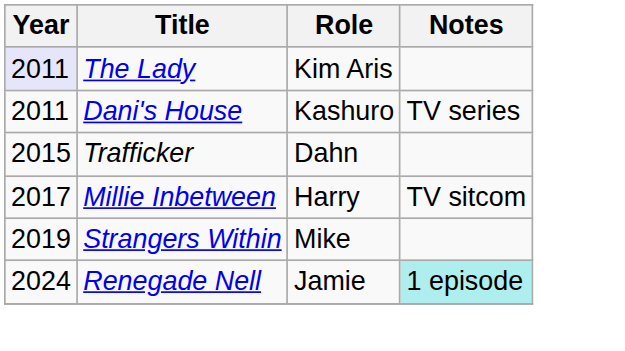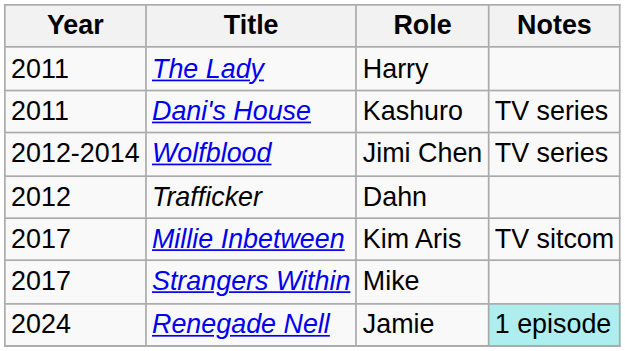(40, 68) lavender background -> (40, 68) no background
(343, 68) Kim Aris -> (396, 68) Harry
+ row: (212, 153)
(41, 153) 2015 -> (41, 196) 2012
(327, 196) Harry -> (412, 238) Kim Aris
(41, 238) 2019 -> (41, 281) 2017
